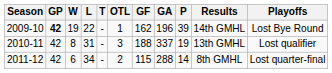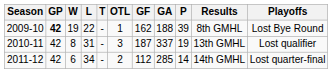(165, 28) 196 -> (165, 28) 188
(219, 28) 14th GMHL -> (219, 28) 8th GMHL
(143, 44) 188 -> (143, 44) 187
(143, 60) 115 -> (143, 60) 112
(165, 60) 288 -> (165, 60) 285
(219, 60) 8th GMHL -> (219, 60) 14th GMHL
